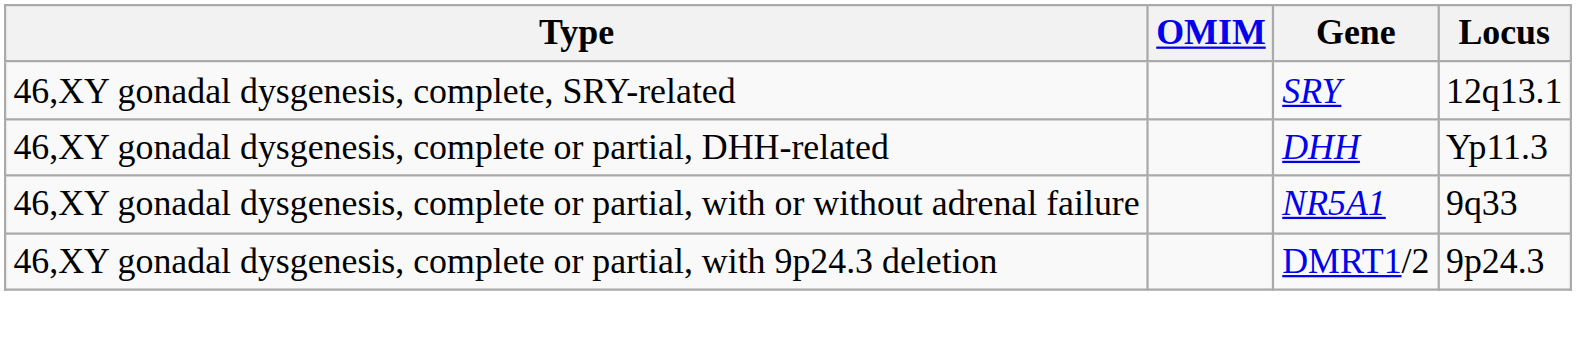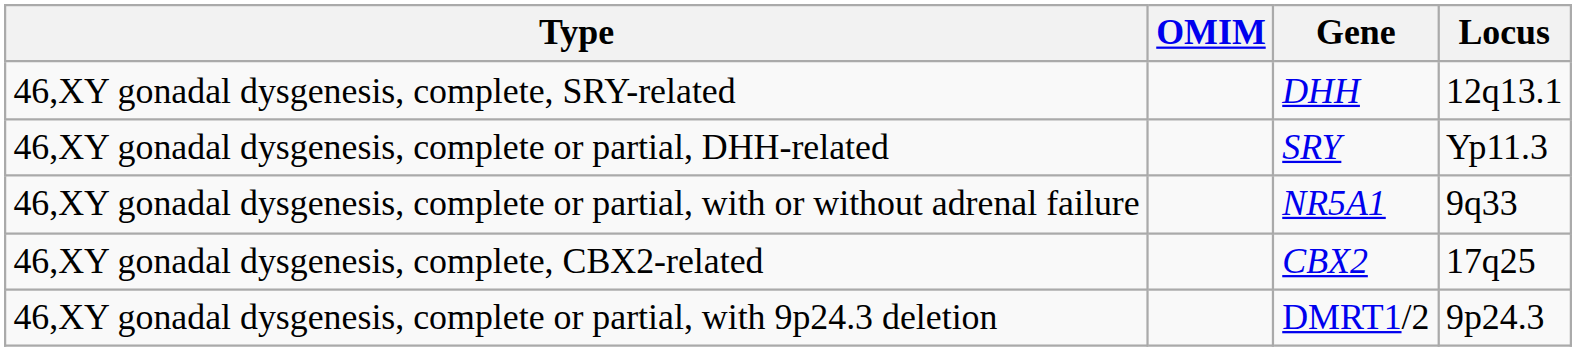(1312, 89) SRY -> (1321, 89) DHH
(1321, 146) DHH -> (1312, 146) SRY
+ row: (388, 260)
